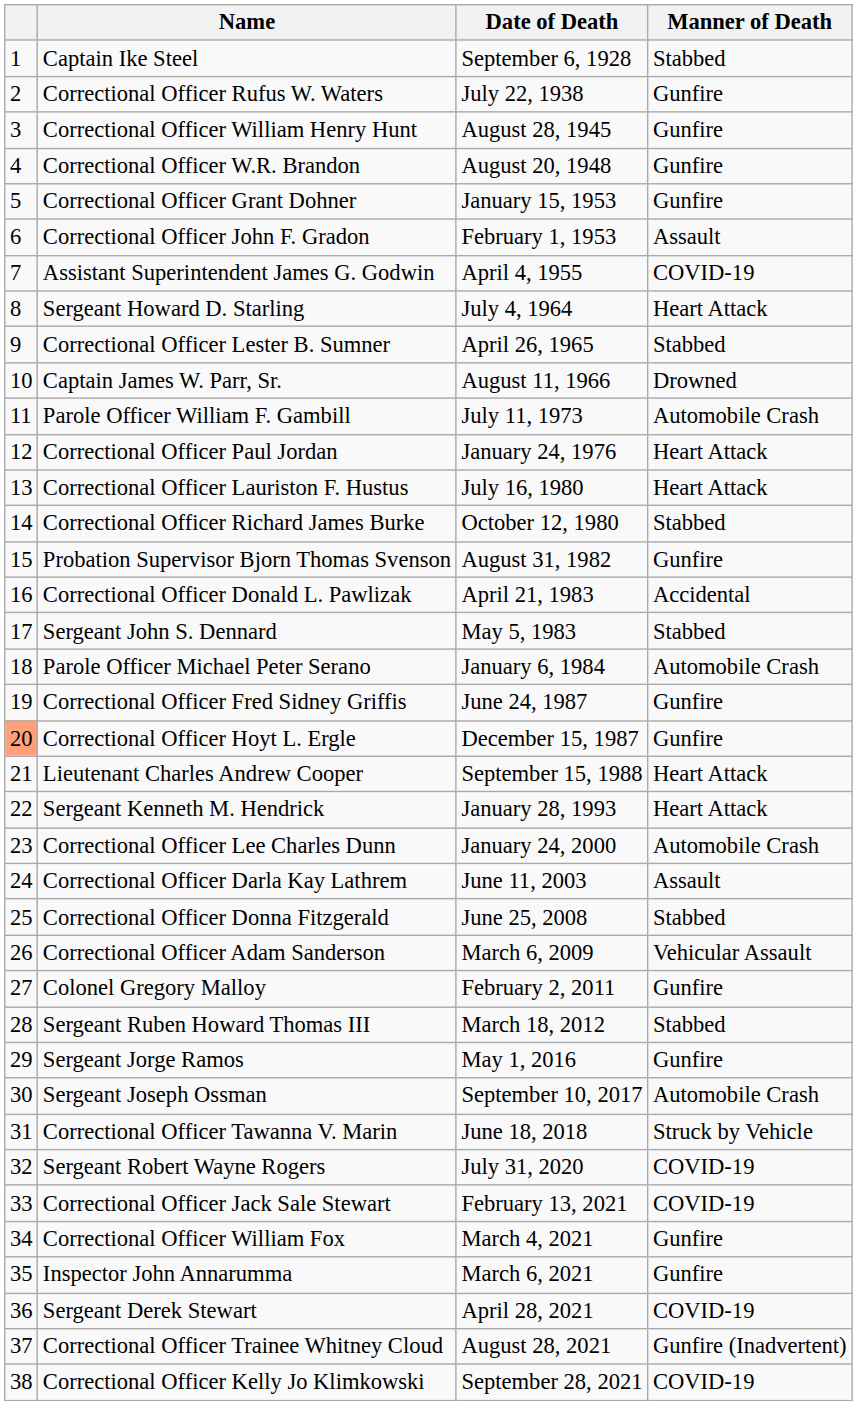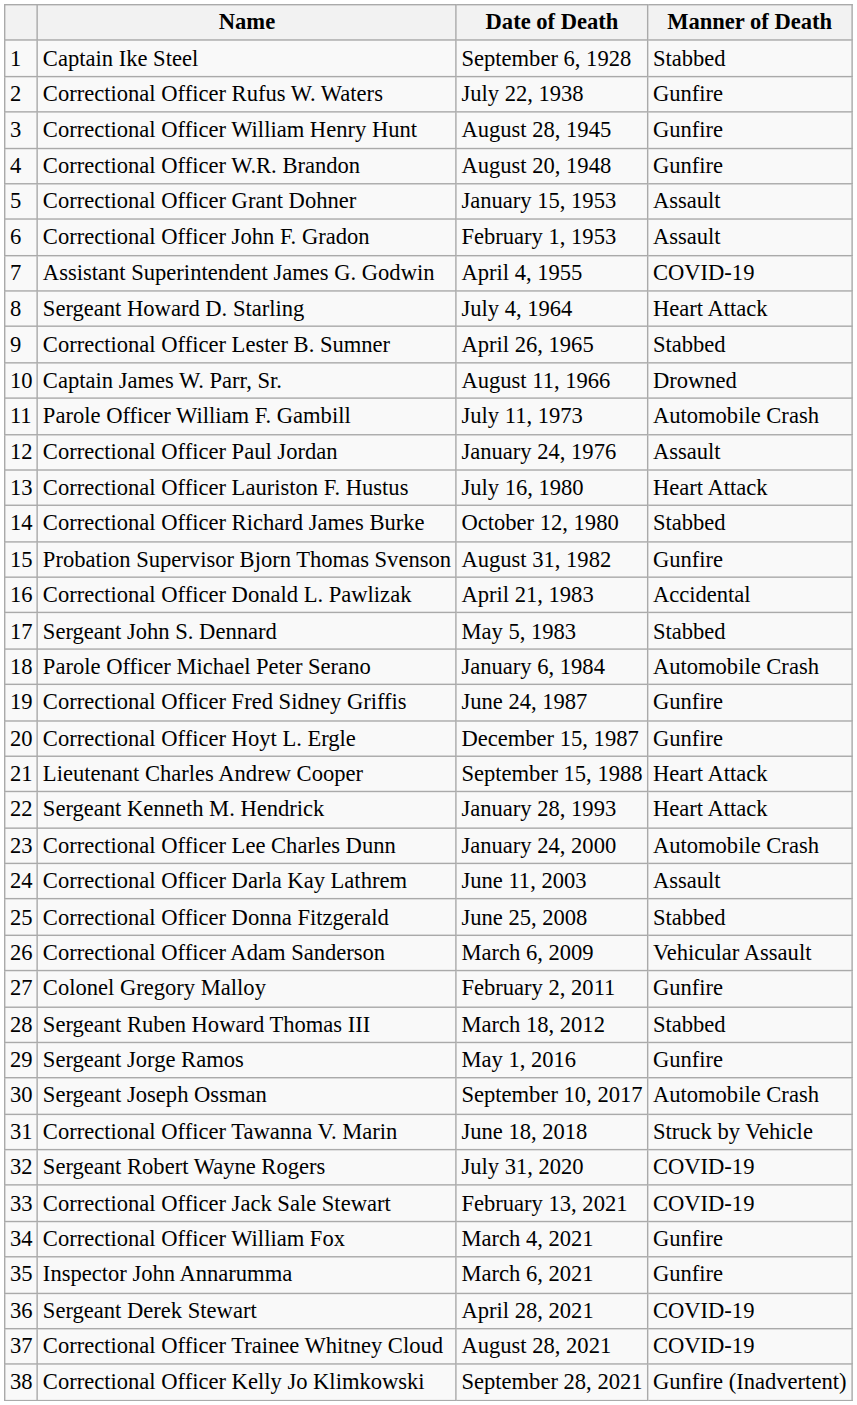(688, 201) Gunfire -> (687, 201) Assault
(710, 451) Heart Attack -> (687, 451) Assault
(21, 737) lightsalmon background -> (21, 737) no background
(750, 1346) Gunfire (Inadvertent) -> (704, 1346) COVID-19
(704, 1381) COVID-19 -> (750, 1381) Gunfire (Inadvertent)
